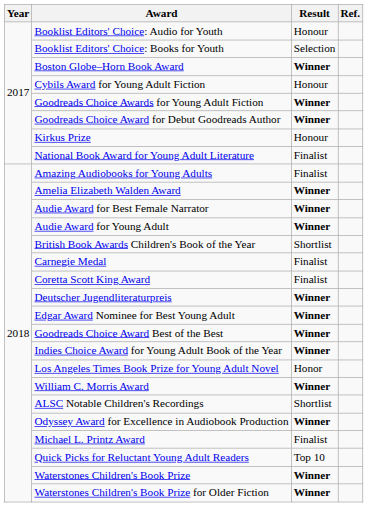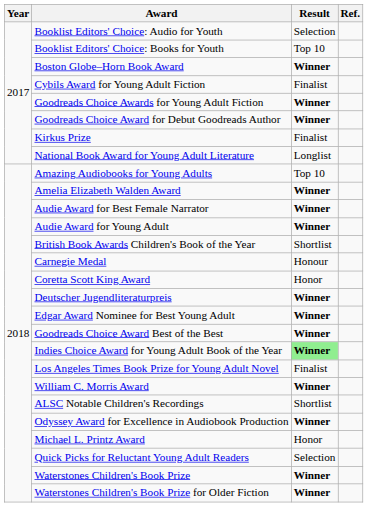(311, 31) Honour -> (315, 31) Selection
(315, 48) Selection -> (309, 48) Top 10
(311, 84) Honour -> (310, 84) Finalist
(311, 137) Honour -> (310, 137) Finalist
(310, 155) Finalist -> (312, 155) Longlist
(310, 173) Finalist -> (309, 173) Top 10
(310, 262) Finalist -> (311, 262) Honour
(310, 279) Finalist -> (308, 279) Honor
(312, 350) no background -> (312, 350) lightgreen background
(308, 368) Honor -> (310, 368) Finalist
(310, 439) Finalist -> (308, 439) Honor
(309, 457) Top 10 -> (315, 457) Selection
